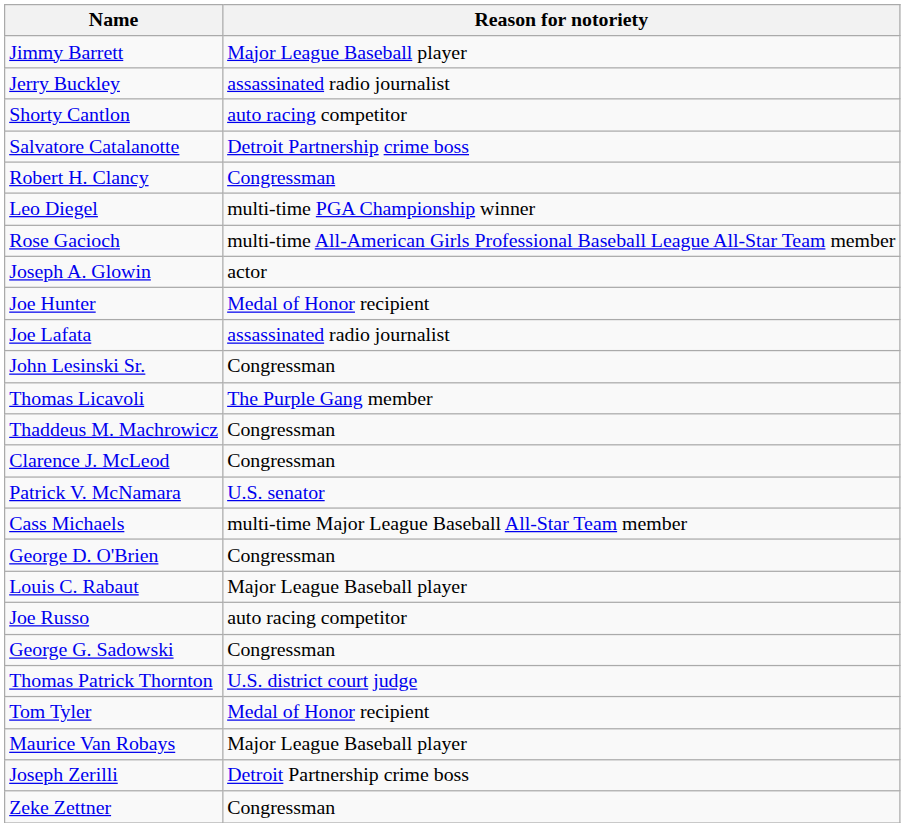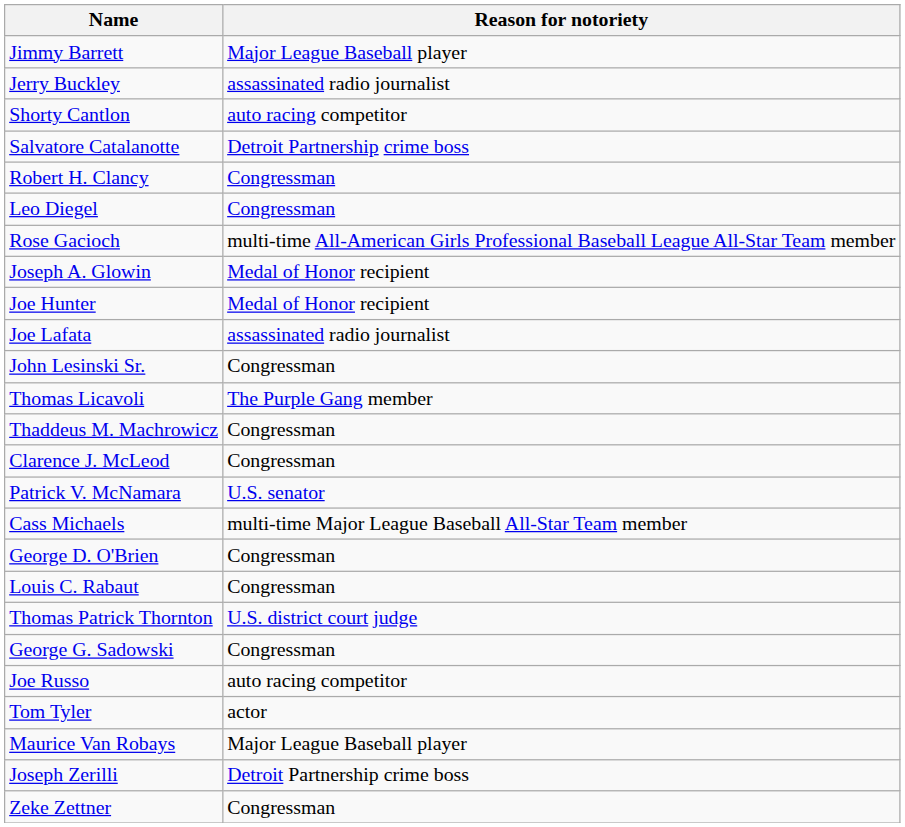(381, 209) multi-time PGA Championship winner -> (281, 209) Congressman
(247, 271) actor -> (328, 271) Medal of Honor recipient
(347, 586) Major League Baseball player -> (281, 586) Congressman
rows swapped: (49, 618) <-> (111, 680)
(328, 712) Medal of Honor recipient -> (247, 712) actor
